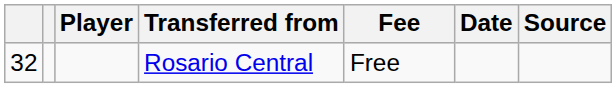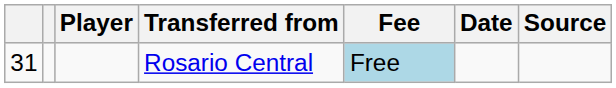(24, 62) 32 -> (24, 62) 31
(375, 62) no background -> (375, 62) lightblue background
